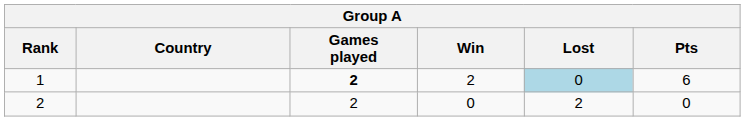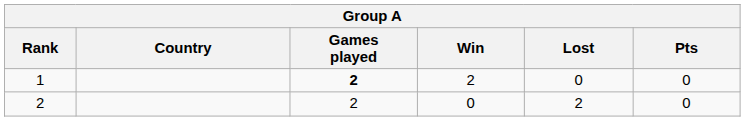(579, 80) lightblue background -> (579, 80) no background
(687, 80) 6 -> (687, 80) 0
